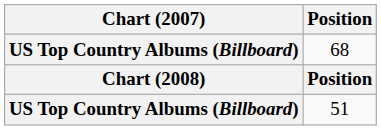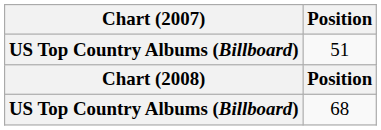rows swapped: (340, 49) <-> (340, 109)
